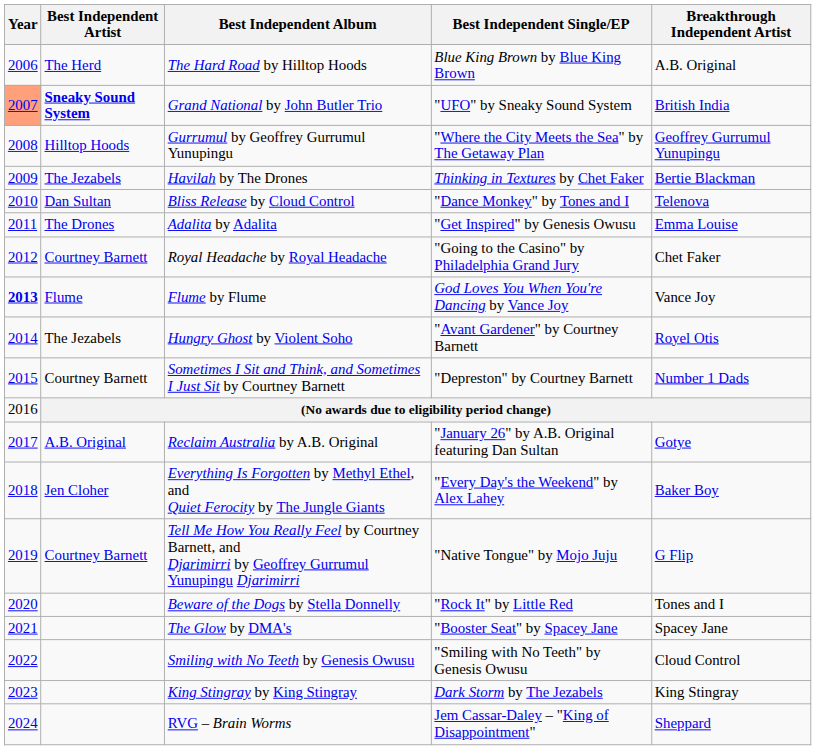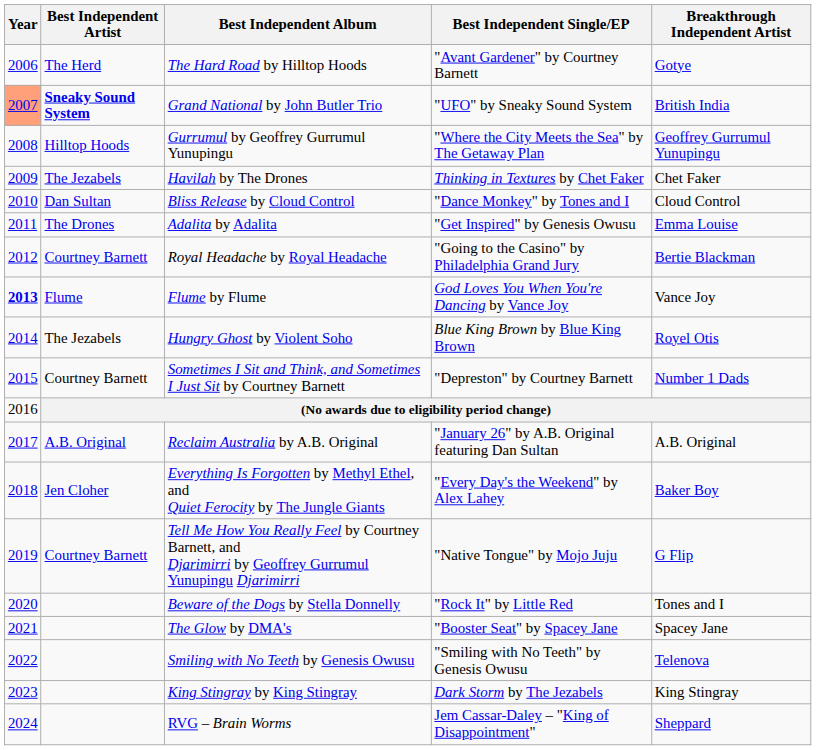(528, 65) Blue King Brown by Blue King Brown -> (526, 65) "Avant Gardener" by Courtney Barnett
(695, 65) A.B. Original -> (673, 65) Gotye
(705, 177) Bertie Blackman -> (688, 177) Chet Faker
(682, 201) Telenova -> (697, 201) Cloud Control
(688, 256) Chet Faker -> (705, 256) Bertie Blackman
(526, 337) "Avant Gardener" by Courtney Barnett -> (528, 337) Blue King Brown by Blue King Brown
(673, 441) Gotye -> (695, 441) A.B. Original
(697, 660) Cloud Control -> (682, 660) Telenova
